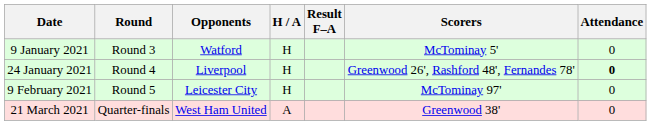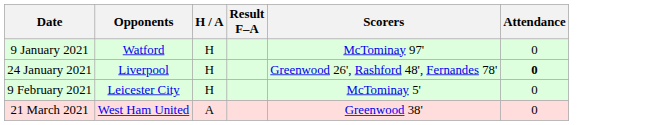- column: (134, 21)
(461, 49) McTominay 5' -> (384, 49) McTominay 97'
(461, 89) McTominay 97' -> (384, 89) McTominay 5'
